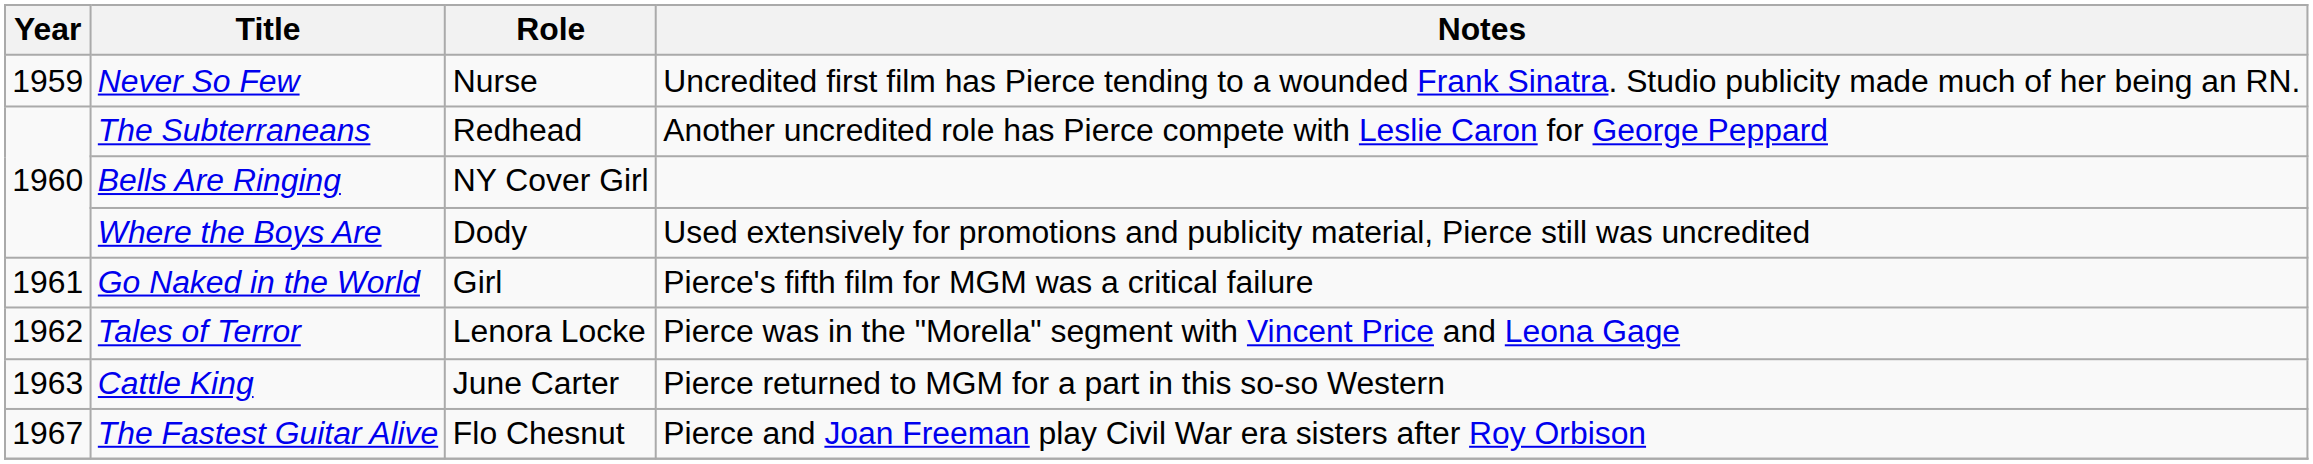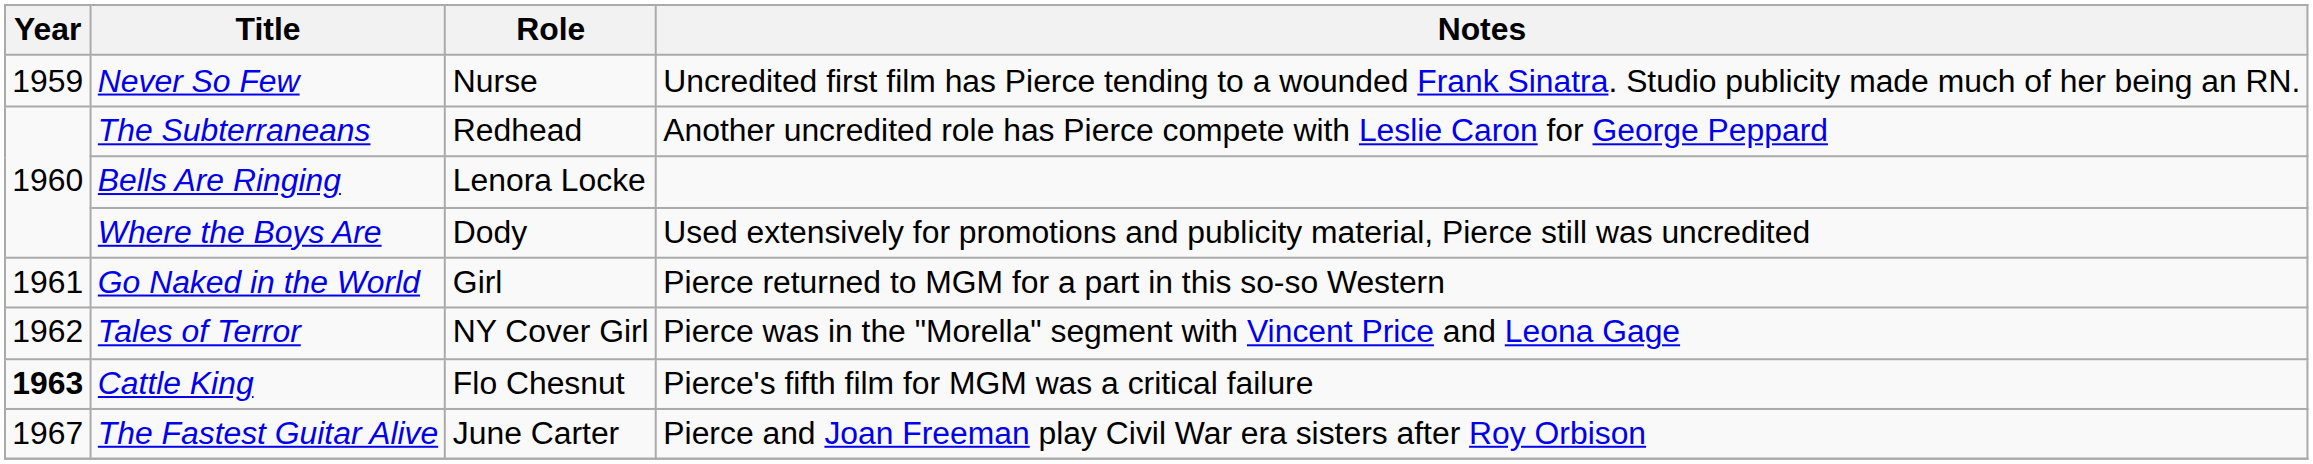(551, 181) NY Cover Girl -> (549, 181) Lenora Locke
(988, 282) Pierce's fifth film for MGM was a critical failure -> (1054, 282) Pierce returned to MGM for a part in this so-so Western
(549, 332) Lenora Locke -> (551, 332) NY Cover Girl
(48, 383) normal -> (48, 383) bold
(536, 383) June Carter -> (539, 383) Flo Chesnut
(1054, 383) Pierce returned to MGM for a part in this so-so Western -> (988, 383) Pierce's fifth film for MGM was a critical failure
(539, 433) Flo Chesnut -> (536, 433) June Carter
